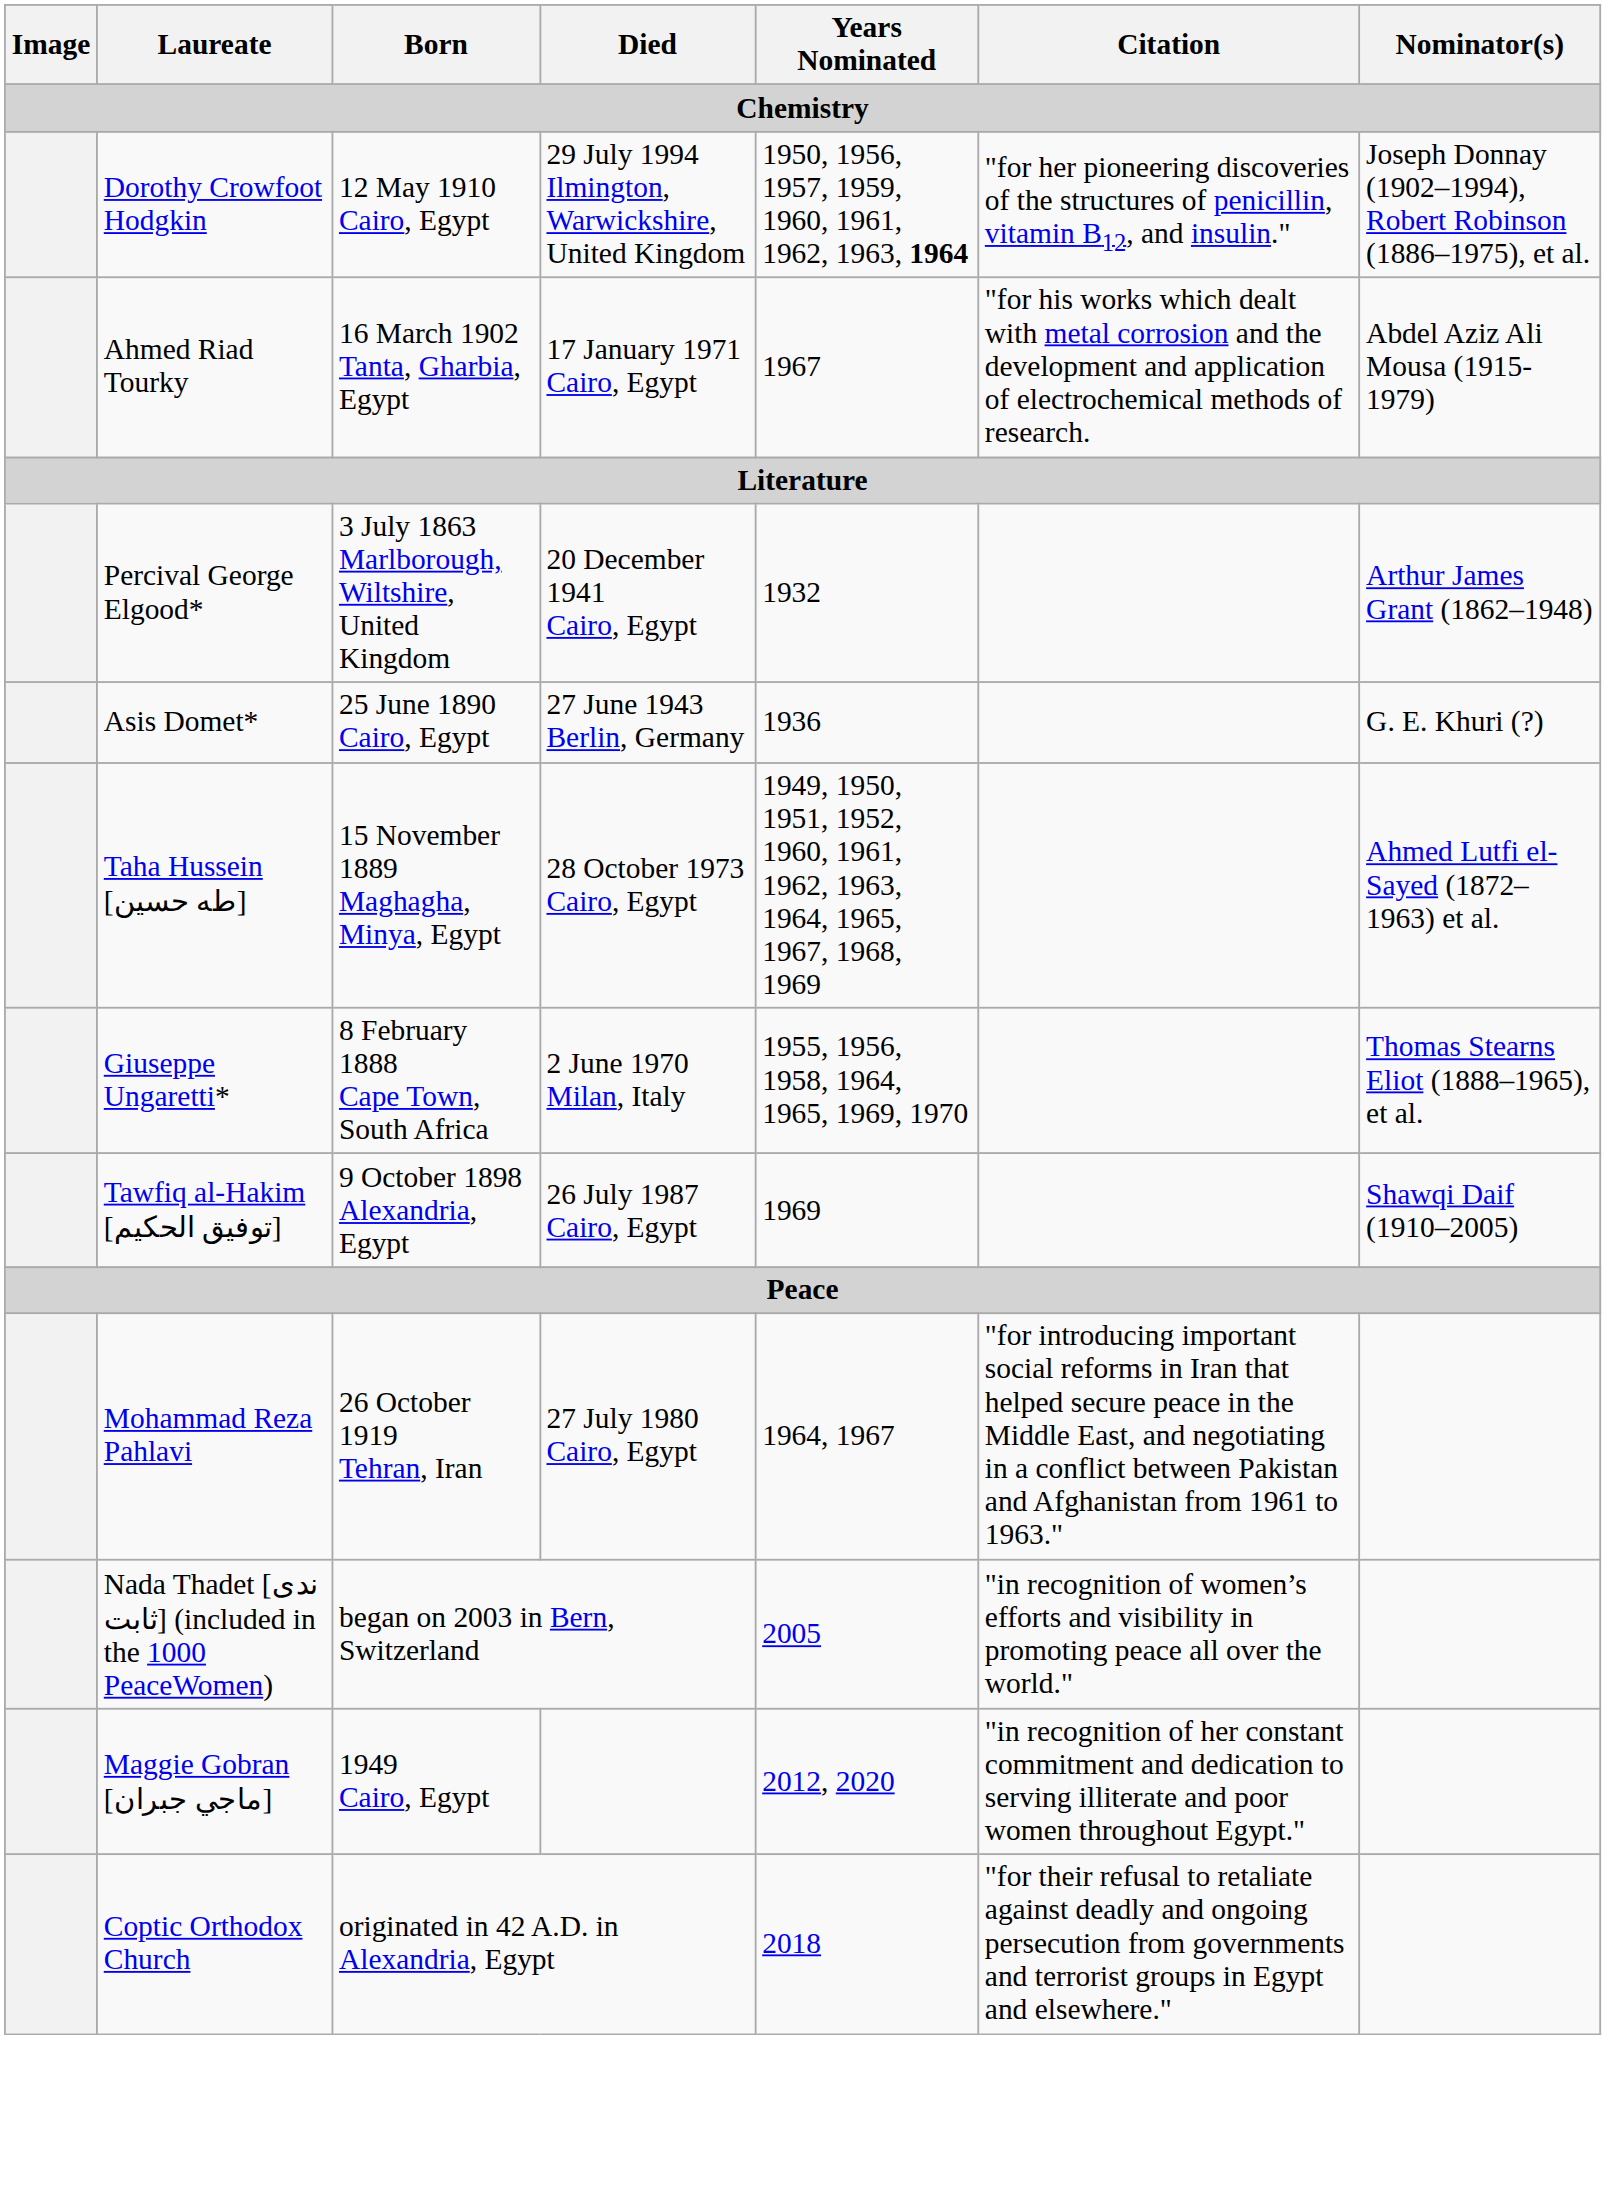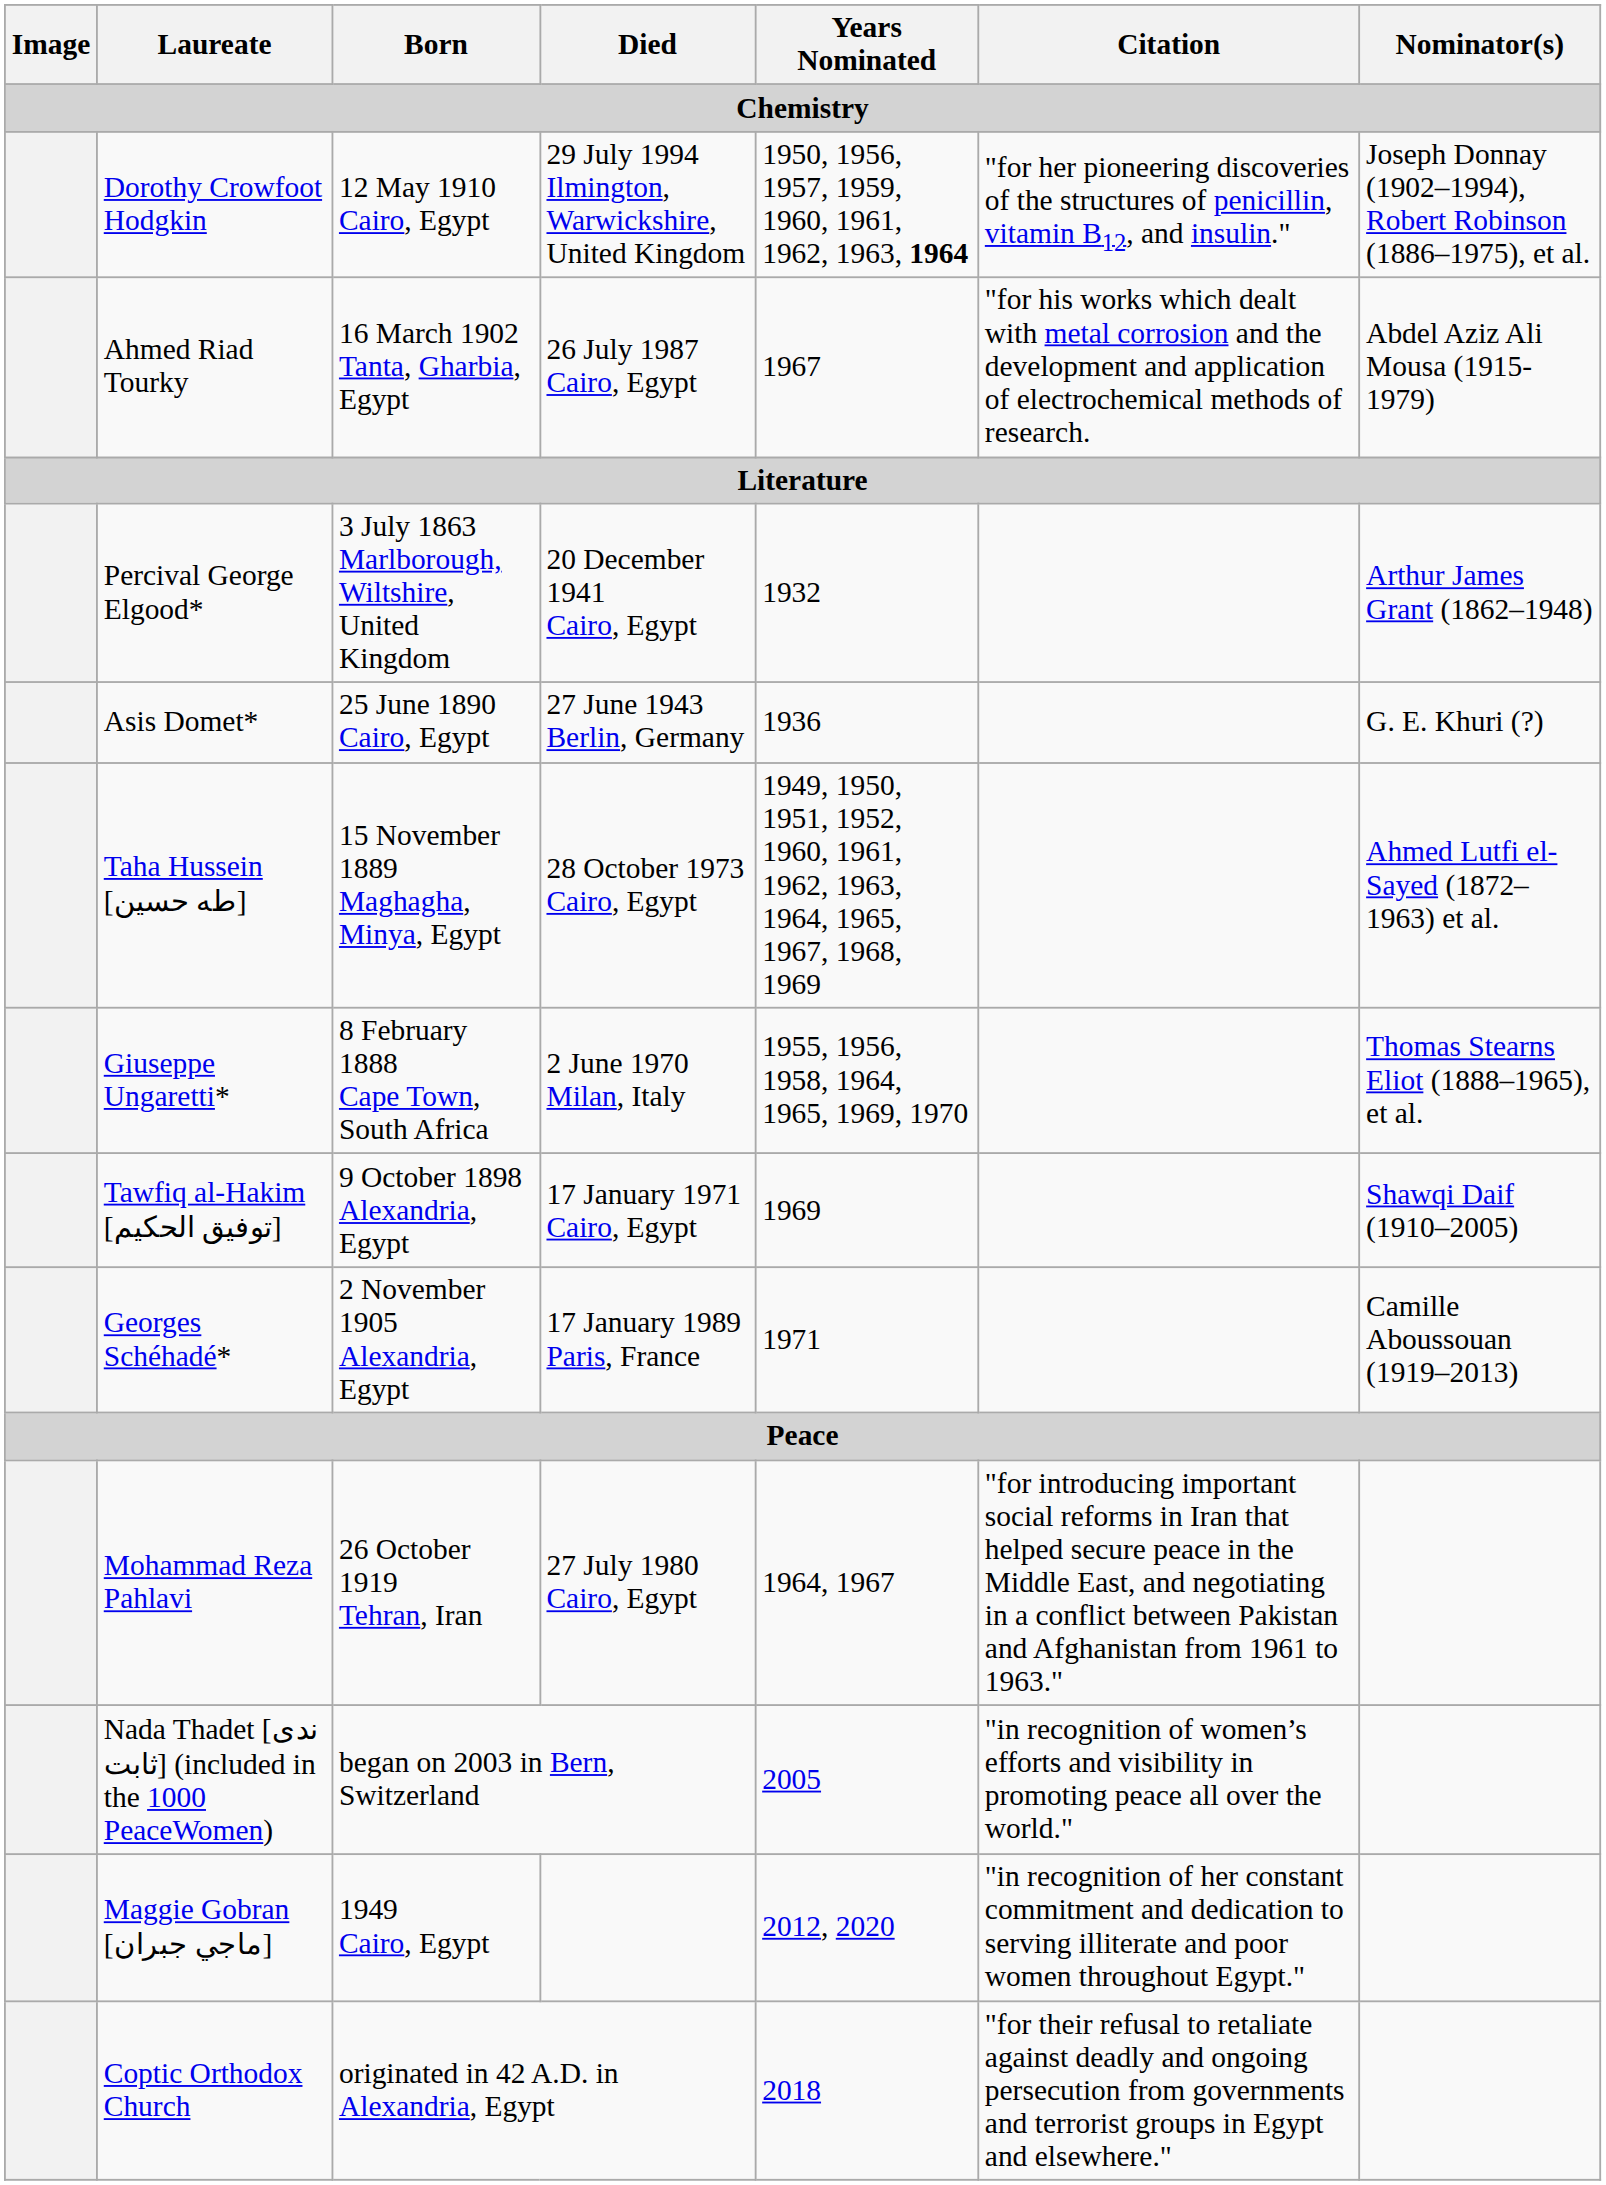(644, 366) 17 January 1971 Cairo, Egypt -> (623, 366) 26 July 1987 Cairo, Egypt
(623, 1209) 26 July 1987 Cairo, Egypt -> (644, 1209) 17 January 1971 Cairo, Egypt
+ row: (168, 1339)
